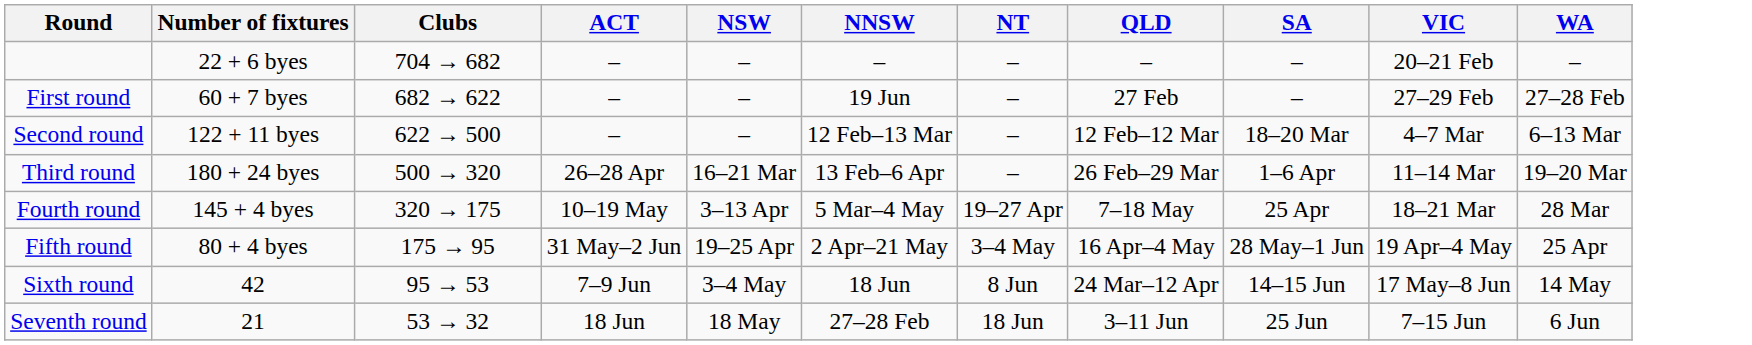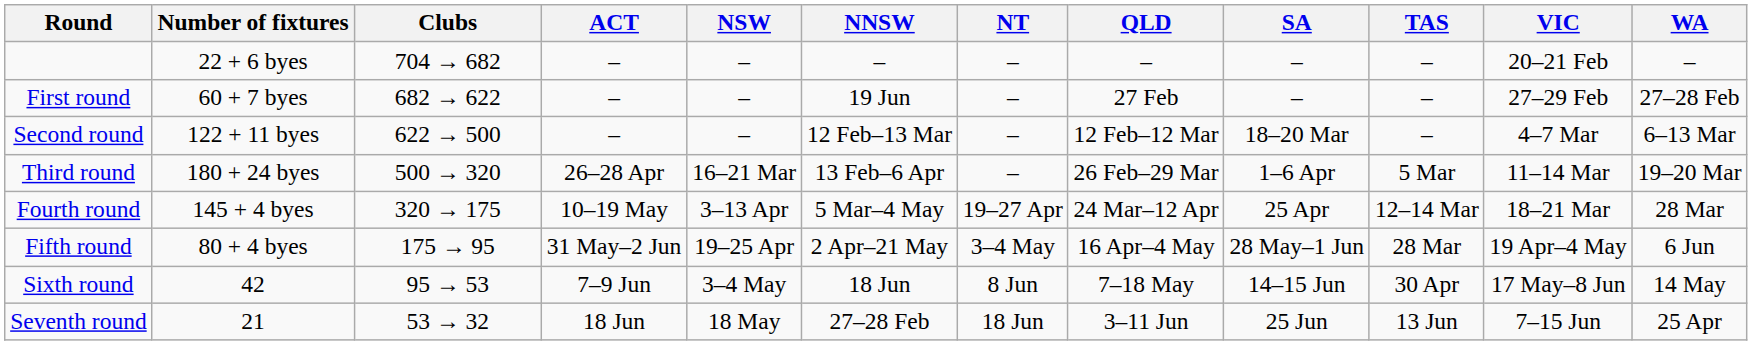+ column: (1427, 23)
(1146, 209) 7–18 May -> (1146, 209) 24 Mar–12 Apr
(1575, 246) 25 Apr -> (1690, 246) 6 Jun
(1146, 284) 24 Mar–12 Apr -> (1146, 284) 7–18 May
(1575, 321) 6 Jun -> (1690, 321) 25 Apr
